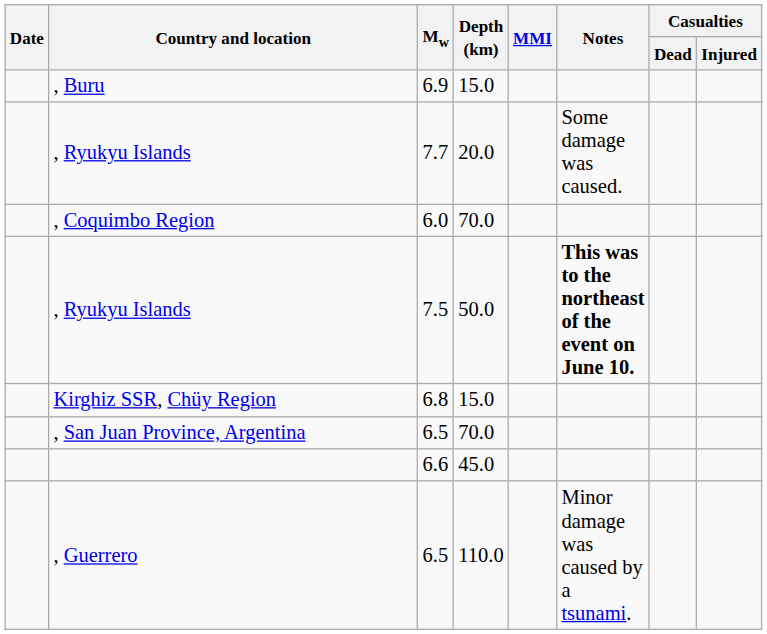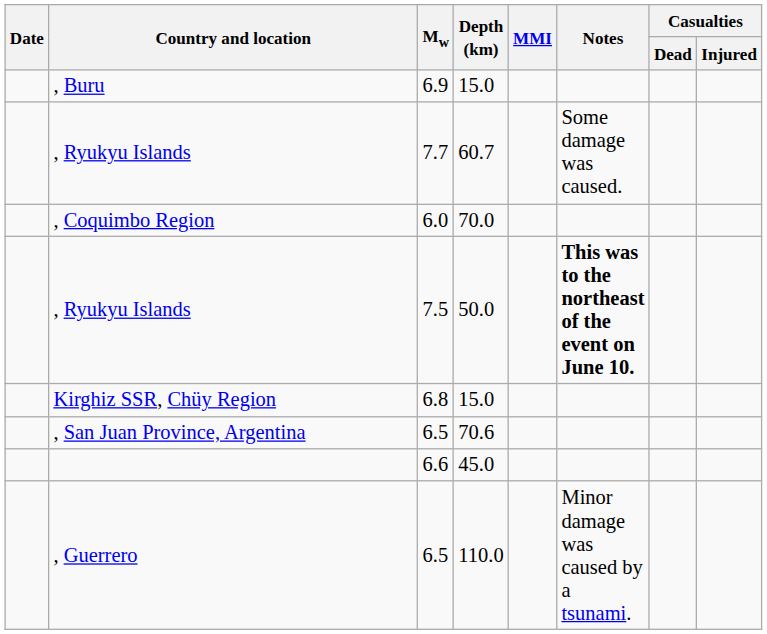(476, 152) 20.0 -> (476, 152) 60.7
(476, 432) 70.0 -> (476, 432) 70.6
